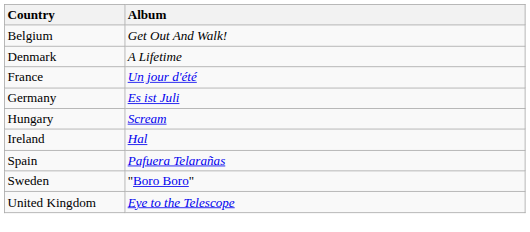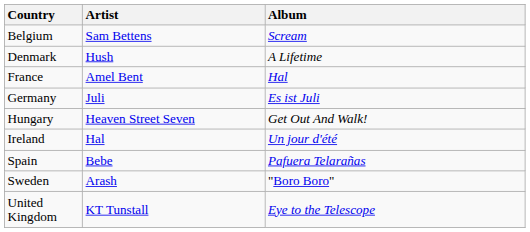+ column: (102, 14)
(177, 35) Get Out And Walk! -> (287, 35) Scream
(162, 77) Un jour d'été -> (278, 77) Hal
(147, 118) Scream -> (318, 118) Get Out And Walk!
(138, 139) Hal -> (303, 139) Un jour d'été
